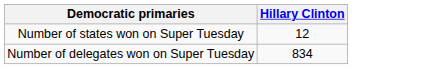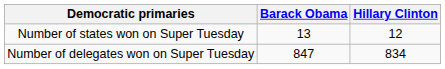+ column: (304, 14)
